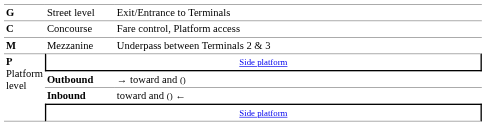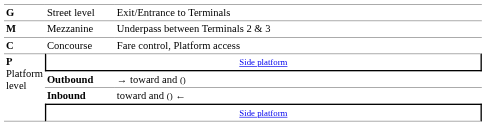rows swapped: (70, 45) <-> (69, 29)
